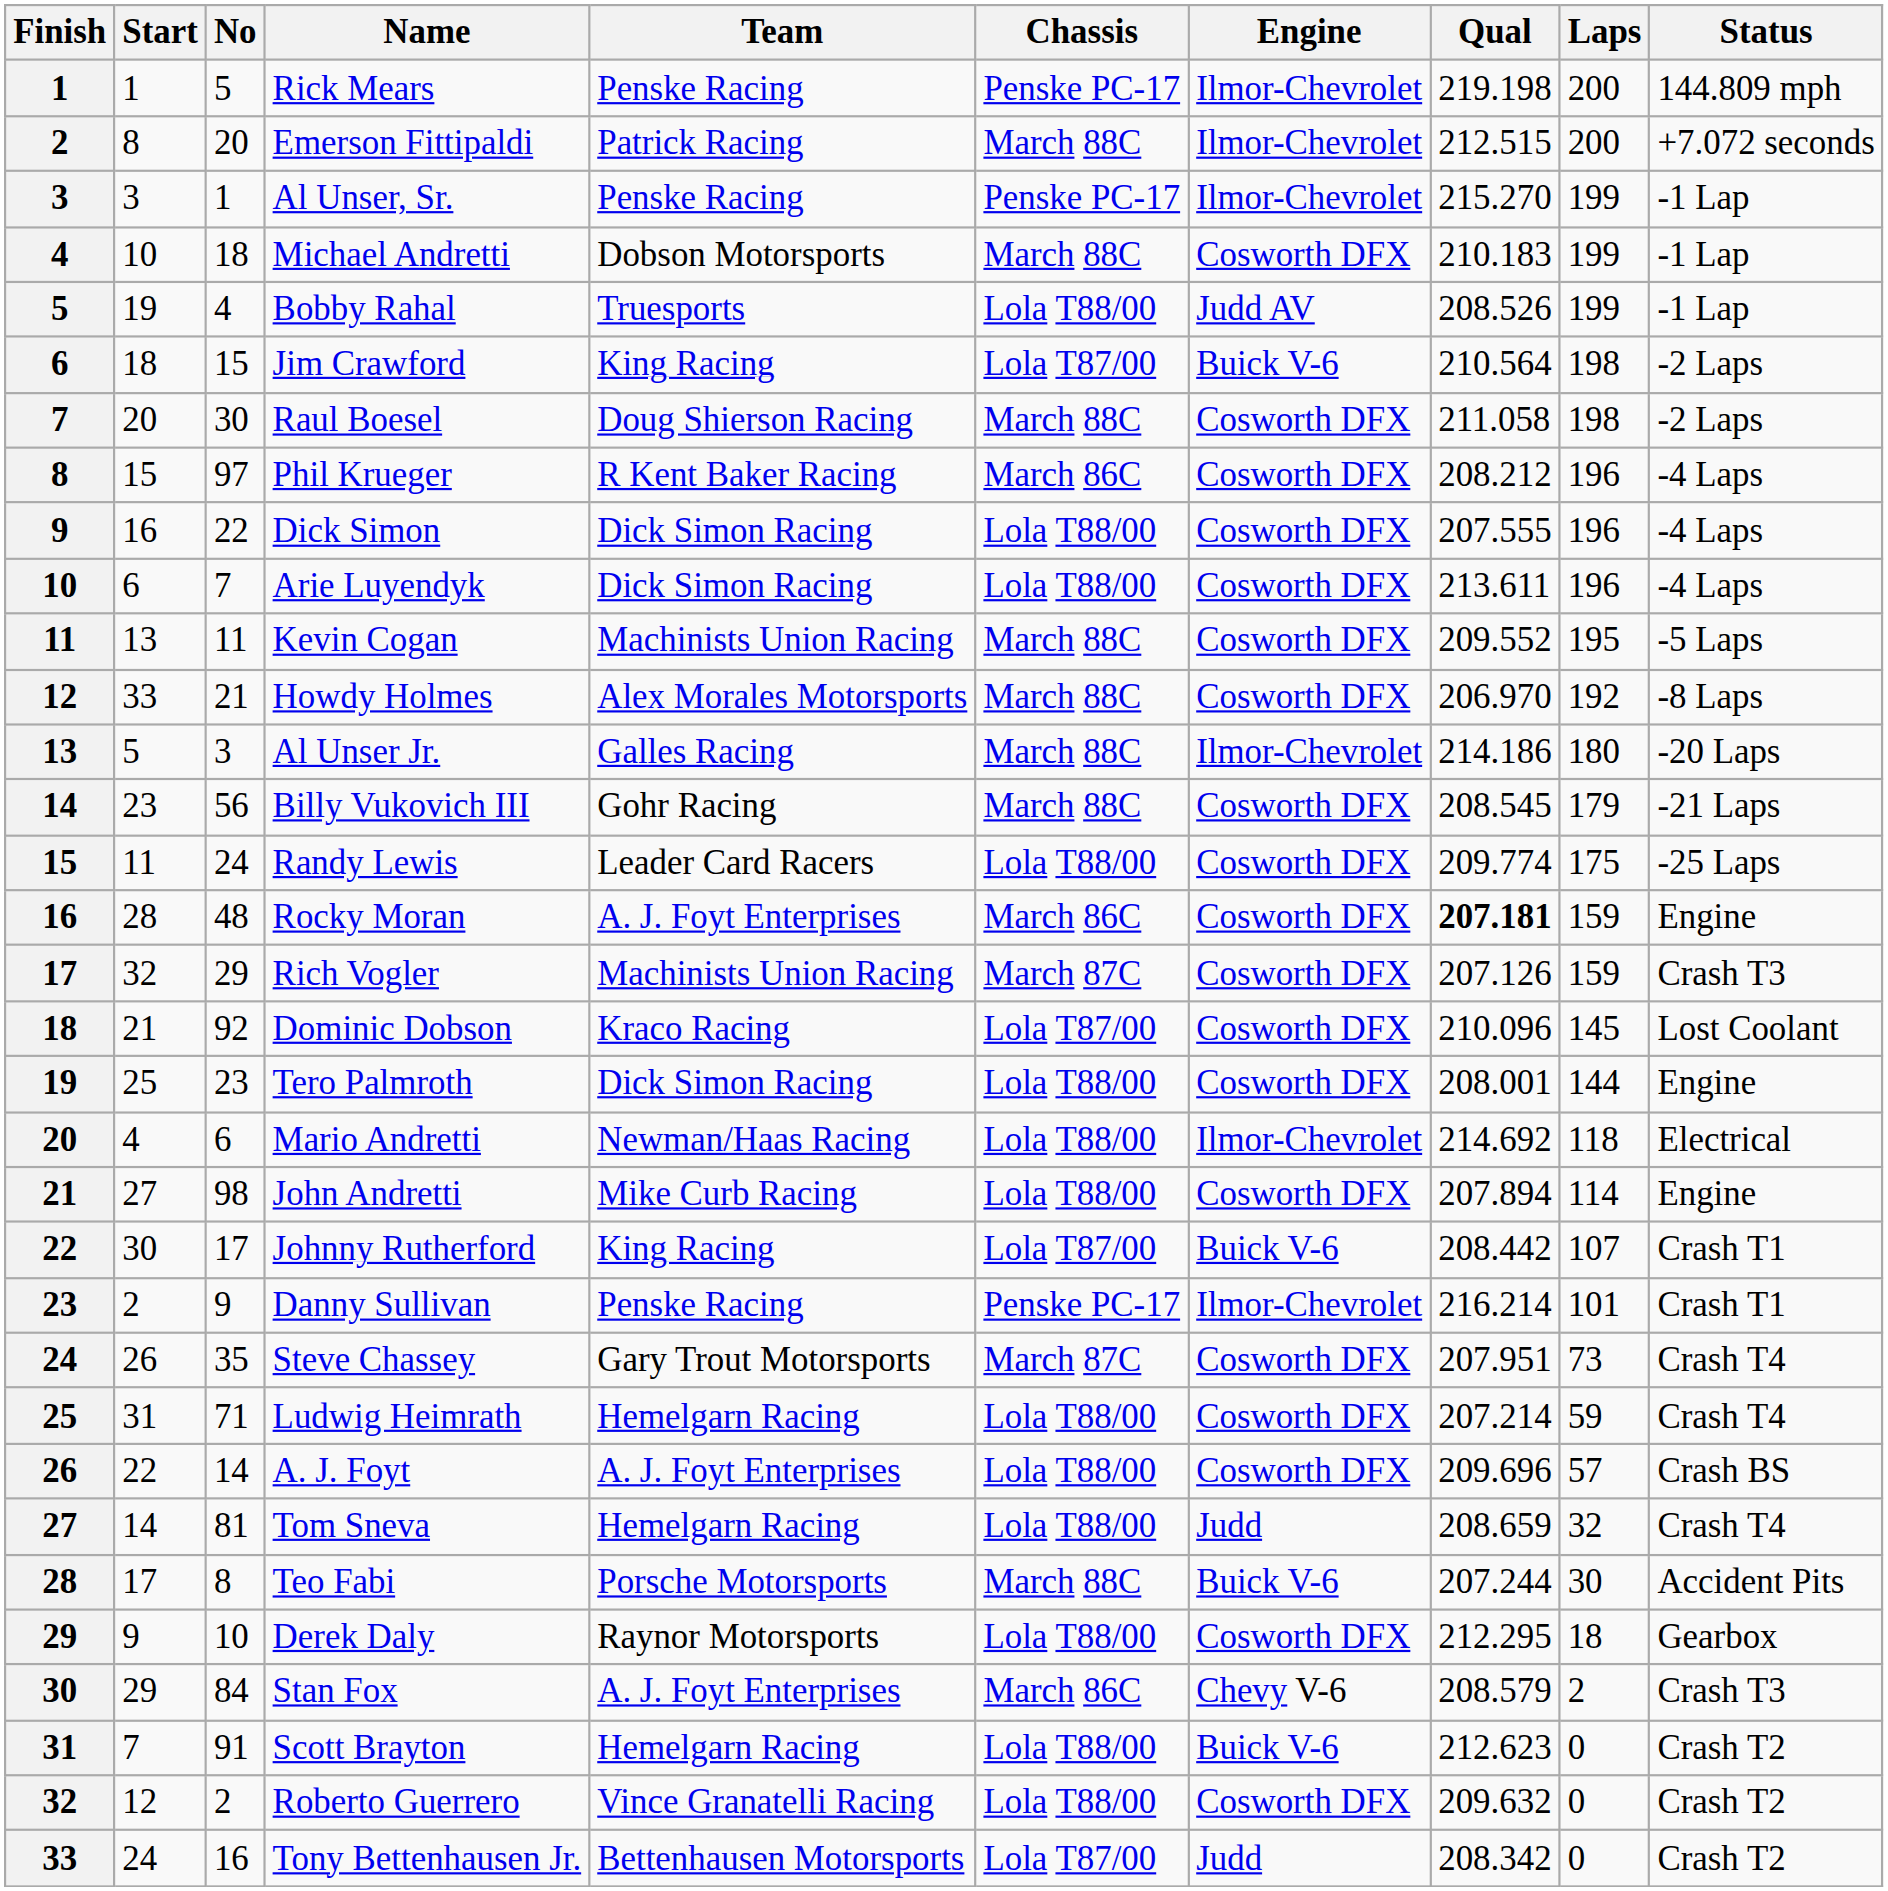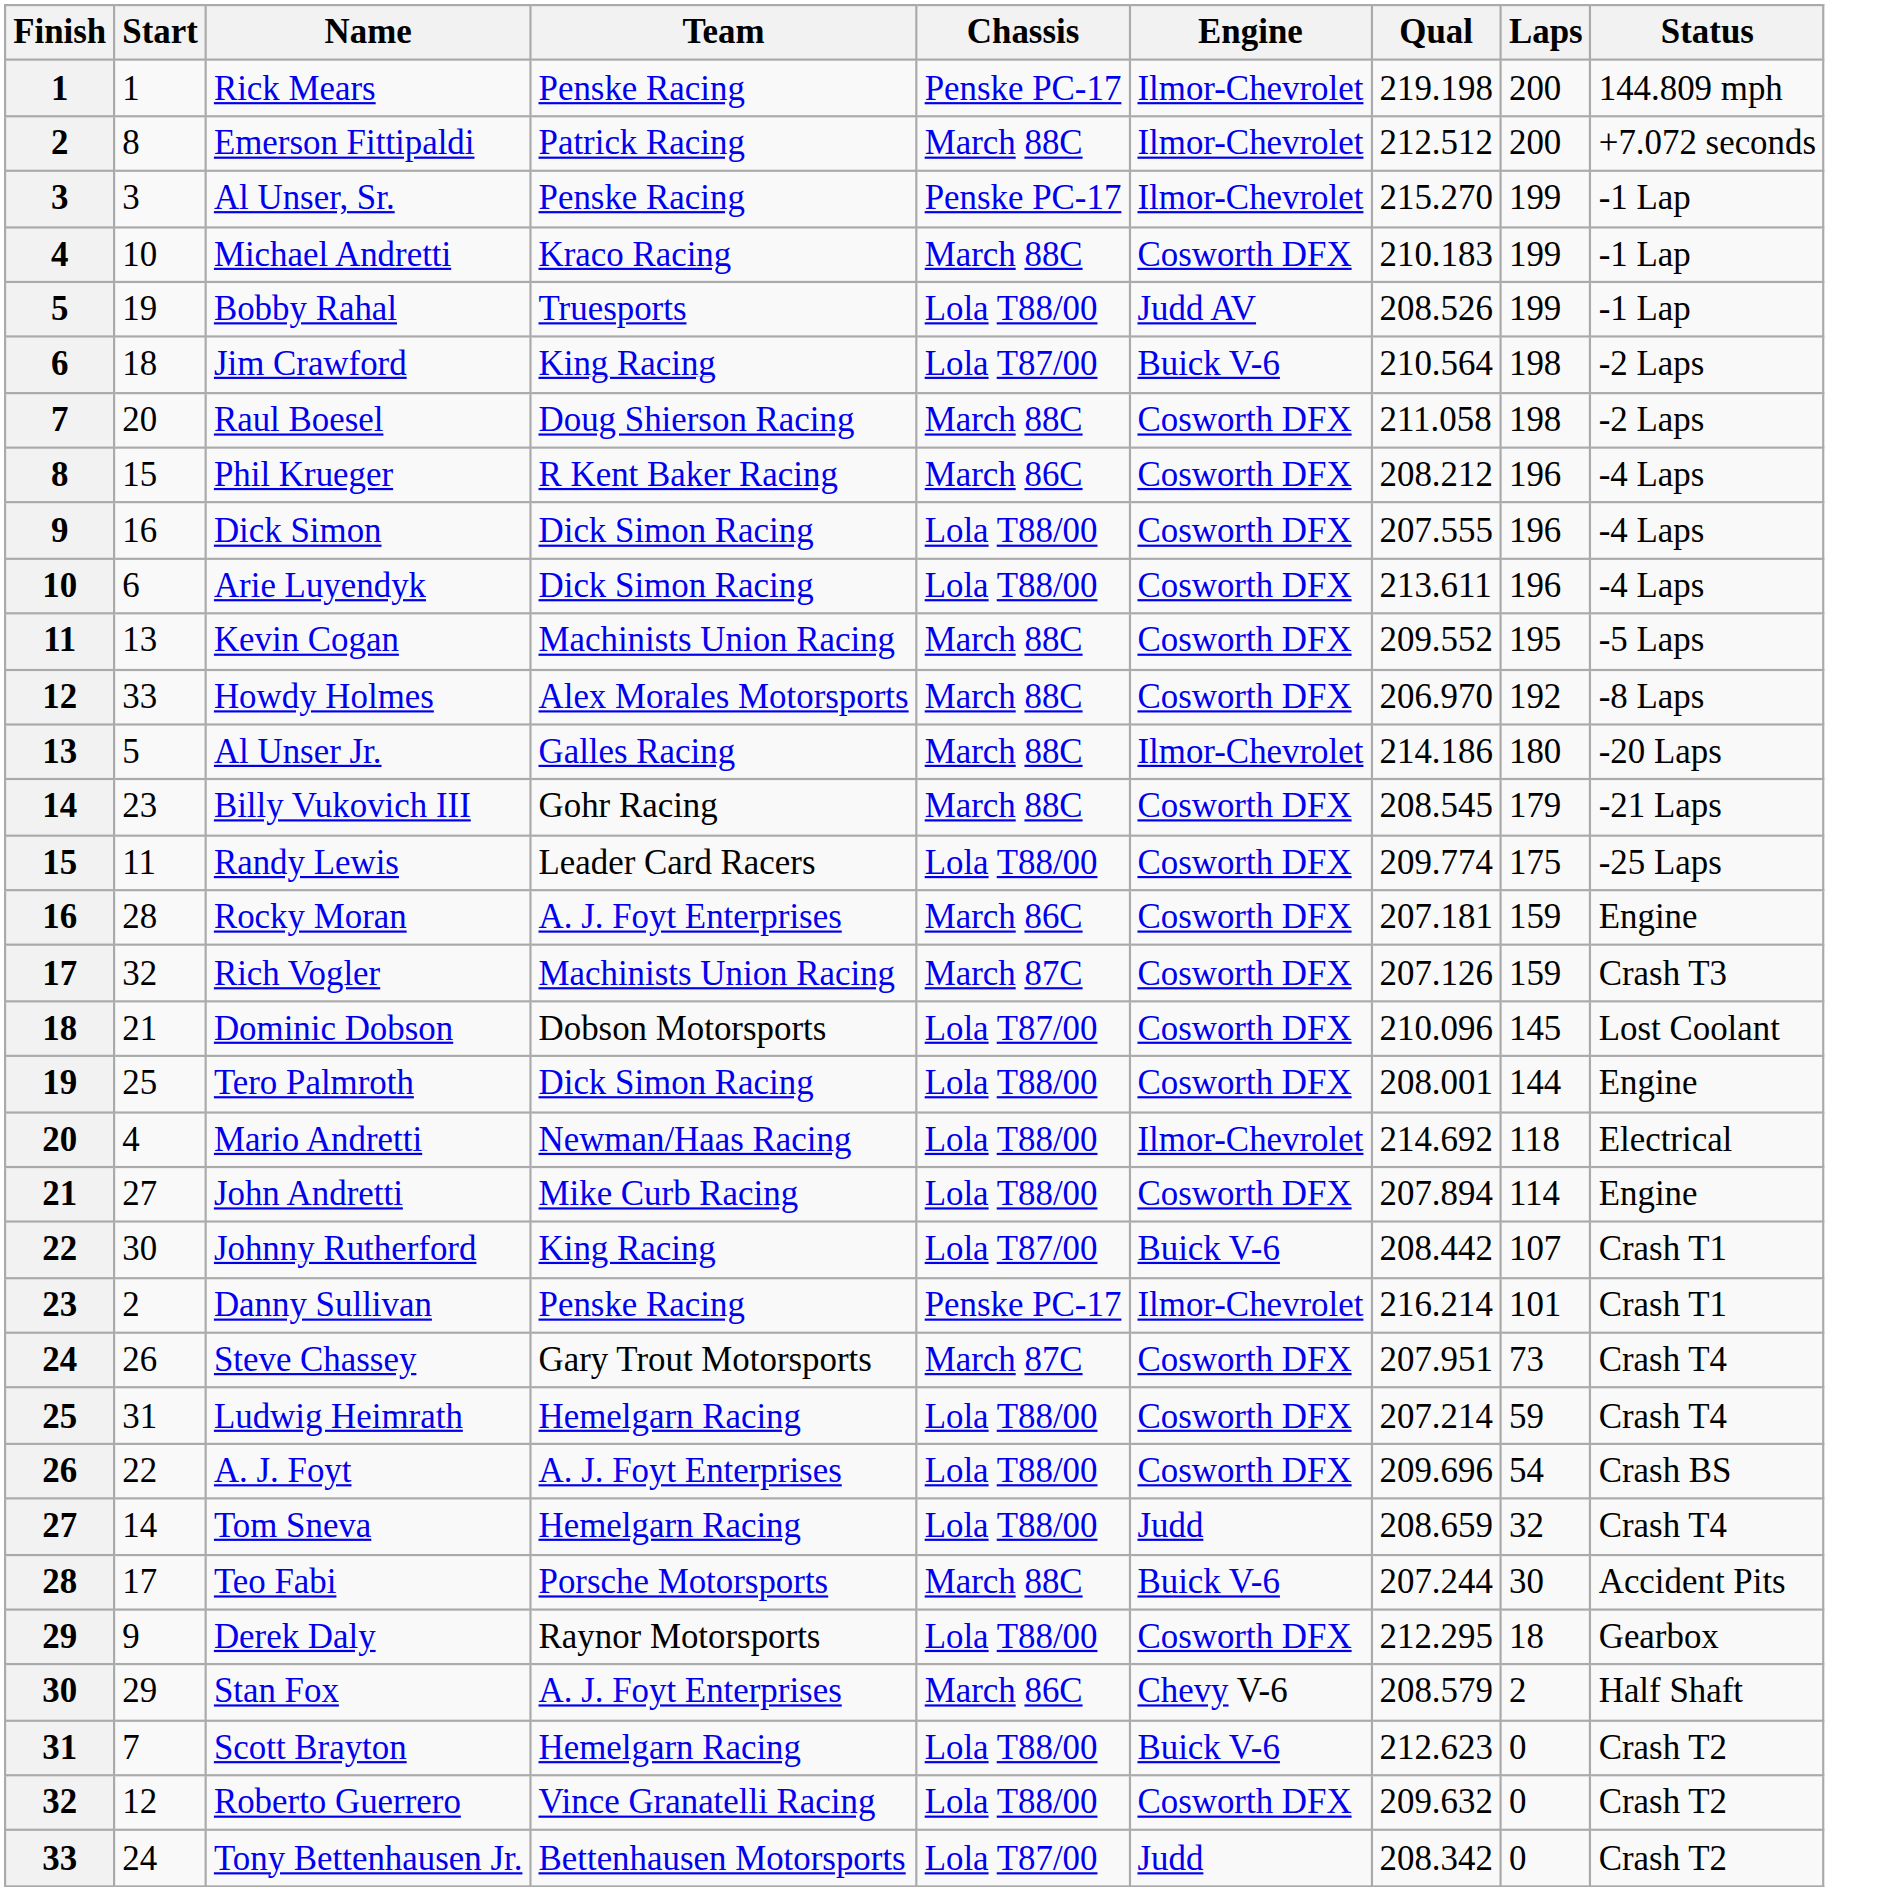- column: (235, 32)
(1495, 142) 212.515 -> (1436, 142) 212.512
(741, 253) Dobson Motorsports -> (635, 253) Kraco Racing
(1495, 917) bold -> (1436, 917) normal
(694, 1027) Kraco Racing -> (682, 1027) Dobson Motorsports
(1585, 1470) 57 -> (1526, 1470) 54
(1722, 1691) Crash T3 -> (1671, 1691) Half Shaft
